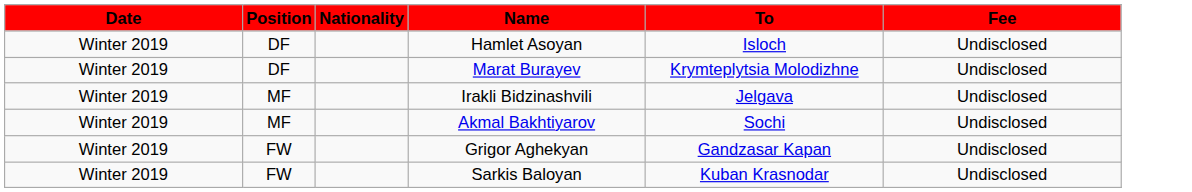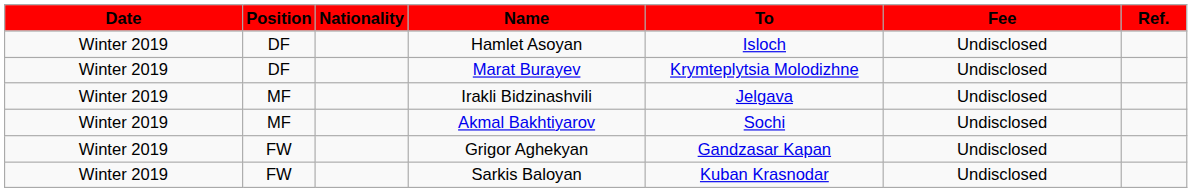+ column: (1154, 18)
